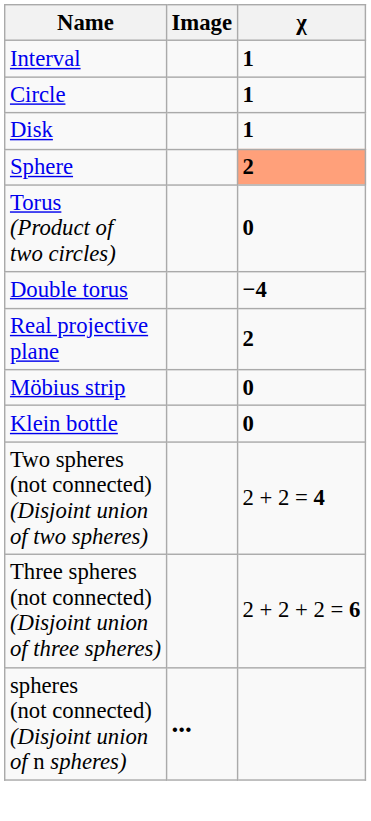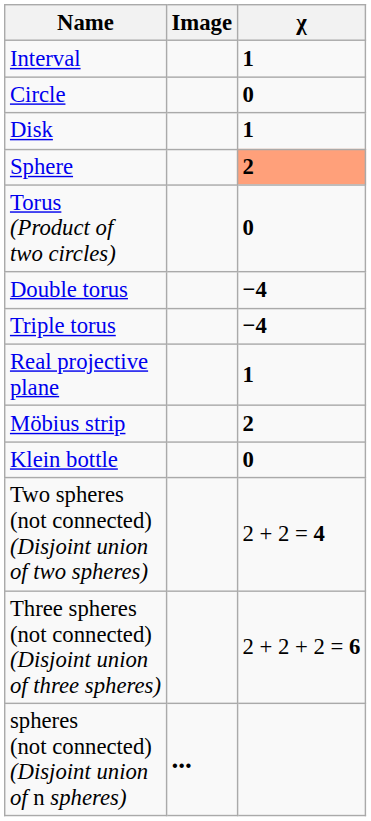(248, 94) 1 -> (248, 94) 0
+ row: (63, 325)
(248, 338) 2 -> (248, 374) 1
(248, 387) 0 -> (248, 423) 2
